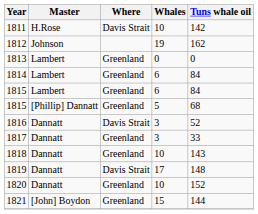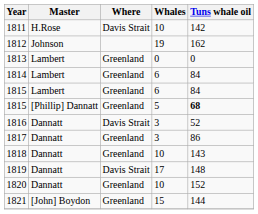(195, 106) normal -> (195, 106) bold
(195, 138) 33 -> (195, 138) 86
